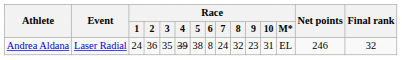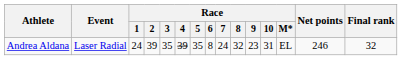(152, 46) 36 -> (152, 46) 39
(198, 46) 38 -> (198, 46) 35
